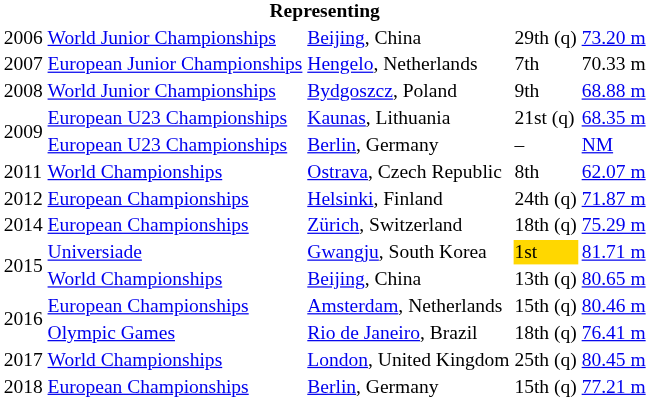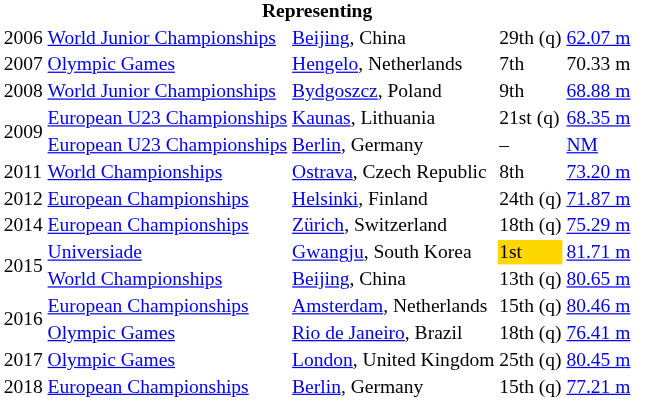(614, 37) 73.20 m -> (598, 37) 62.07 m
(175, 64) European Junior Championships -> (111, 64) Olympic Games
(614, 171) 62.07 m -> (598, 171) 73.20 m
(135, 359) World Championships -> (111, 359) Olympic Games
